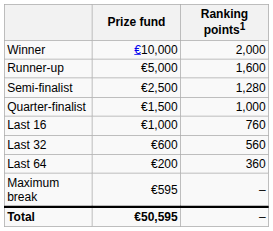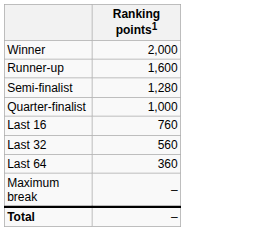- column: (136, 22)
